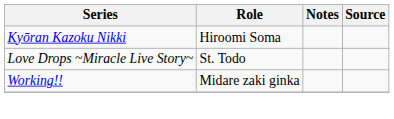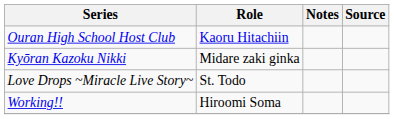+ row: (91, 37)
(240, 37) Hiroomi Soma -> (250, 59) Midare zaki ginka
(250, 80) Midare zaki ginka -> (240, 102) Hiroomi Soma
